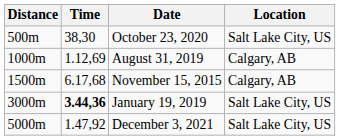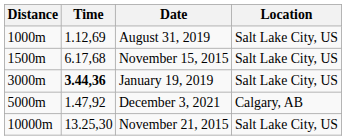- row: (160, 37)
(262, 59) Calgary, AB -> (286, 37) Salt Lake City, US
(262, 80) Calgary, AB -> (286, 59) Salt Lake City, US
(280, 124) Salt Lake City, US -> (269, 102) Calgary, AB
+ row: (174, 124)
